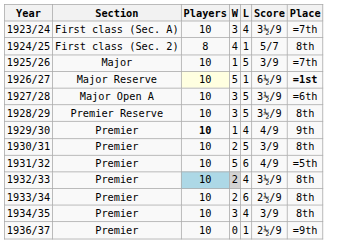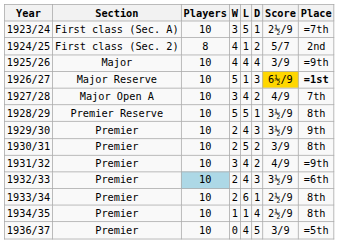+ column: (257, 13)
(246, 30) 4 -> (246, 30) 5
(269, 30) 3½/9 -> (280, 30) 2½/9
(305, 46) 8th -> (316, 46) 2nd
(235, 63) 1 -> (235, 63) 4
(246, 63) 5 -> (246, 63) 4
(305, 63) =7th -> (316, 63) =9th
(205, 80) lightyellow background -> (205, 80) no background
(269, 80) no background -> (280, 80) gold background
(246, 96) 5 -> (246, 96) 4
(269, 96) 3½/9 -> (280, 96) 4/9
(305, 96) =6th -> (316, 96) 7th
(235, 113) 3 -> (235, 113) 5
(205, 130) bold -> (205, 130) normal
(235, 130) 1 -> (235, 130) 2
(269, 130) 4/9 -> (280, 130) 3½/9
(235, 163) 5 -> (235, 163) 3
(246, 163) 6 -> (246, 163) 4
(305, 163) =5th -> (316, 163) =9th
(235, 180) lightgrey background -> (235, 180) no background
(305, 180) 8th -> (316, 180) =6th
(235, 214) 3 -> (235, 214) 1
(246, 214) 4 -> (246, 214) 1
(269, 214) 3/9 -> (280, 214) 2½/9
(246, 230) 1 -> (246, 230) 4
(269, 230) 2½/9 -> (280, 230) 3/9
(305, 230) =9th -> (316, 230) =5th
